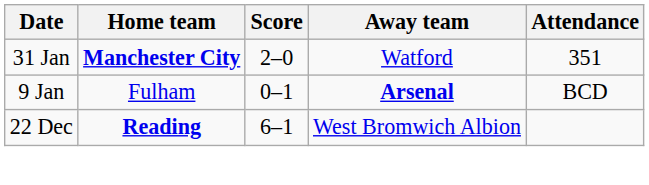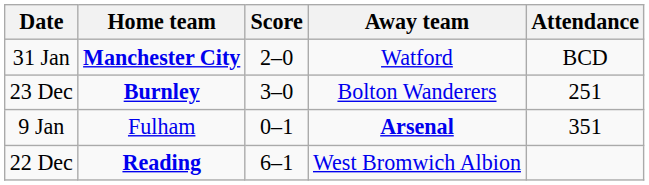(585, 57) 351 -> (585, 57) BCD
+ row: (41, 92)
(585, 92) BCD -> (585, 127) 351
